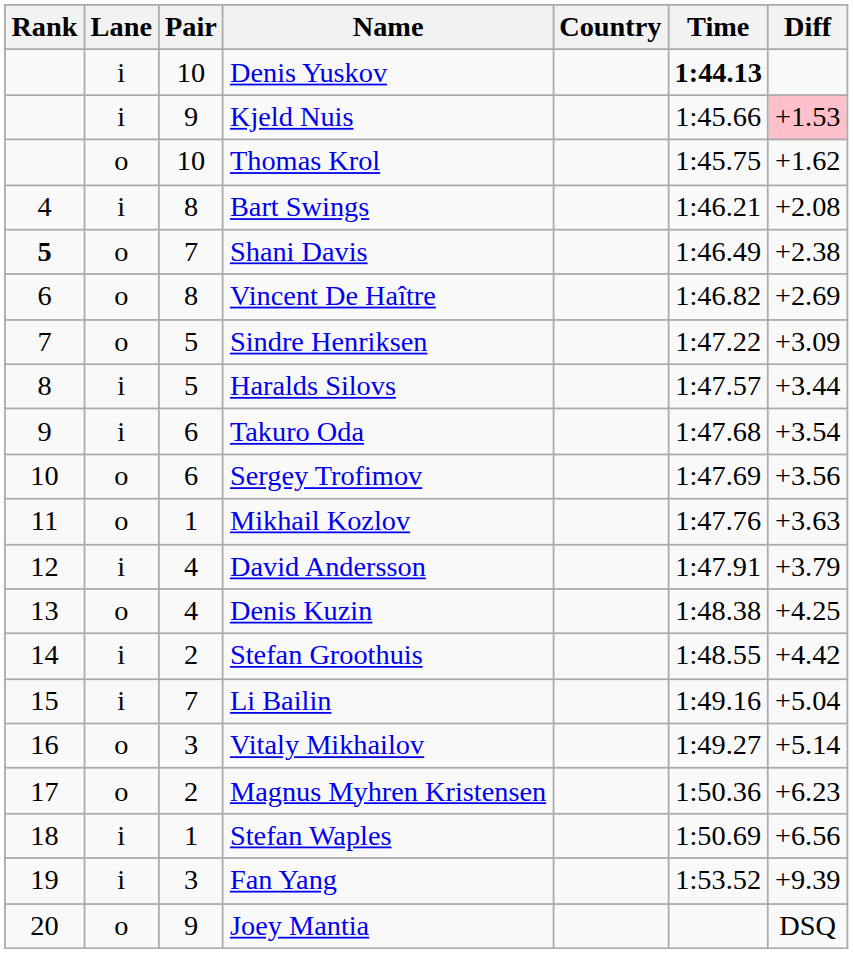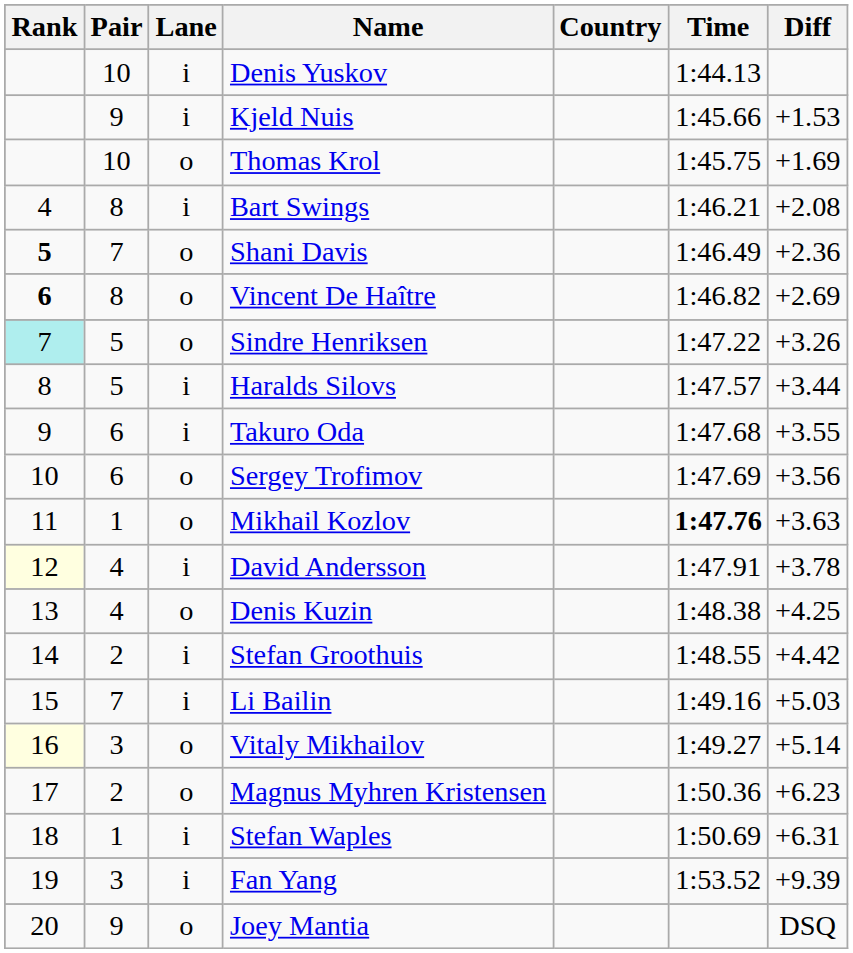columns swapped: (191, 26) <-> (121, 26)
(718, 71) bold -> (718, 71) normal
(808, 116) pink background -> (808, 116) no background
(808, 161) +1.62 -> (808, 161) +1.69
(808, 251) +2.38 -> (808, 251) +2.36
(44, 296) normal -> (44, 296) bold
(44, 341) no background -> (44, 341) paleturquoise background
(808, 341) +3.09 -> (808, 341) +3.26
(808, 431) +3.54 -> (808, 431) +3.55
(718, 521) normal -> (718, 521) bold
(44, 565) no background -> (44, 565) lightyellow background
(808, 565) +3.79 -> (808, 565) +3.78
(808, 700) +5.04 -> (808, 700) +5.03
(44, 745) no background -> (44, 745) lightyellow background
(808, 835) +6.56 -> (808, 835) +6.31
